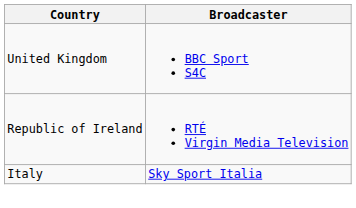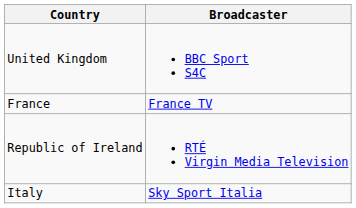+ row: (29, 104)
